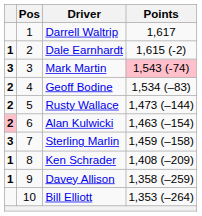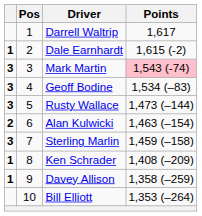(10, 87) 2 -> (10, 87) 3
(10, 105) 2 -> (10, 105) 3
(10, 123) pink background -> (10, 123) no background
